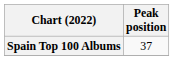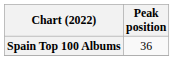(146, 45) 37 -> (146, 45) 36
